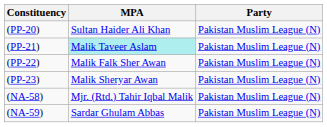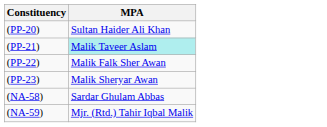- column: (259, 12)
(132, 96) Mjr. (Rtd.) Tahir Iqbal Malik -> (118, 96) Sardar Ghulam Abbas
(118, 113) Sardar Ghulam Abbas -> (132, 113) Mjr. (Rtd.) Tahir Iqbal Malik
